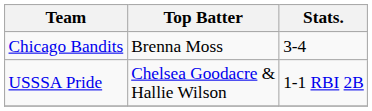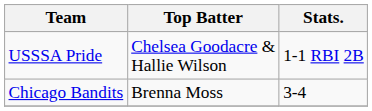rows swapped: (55, 82) <-> (66, 45)
